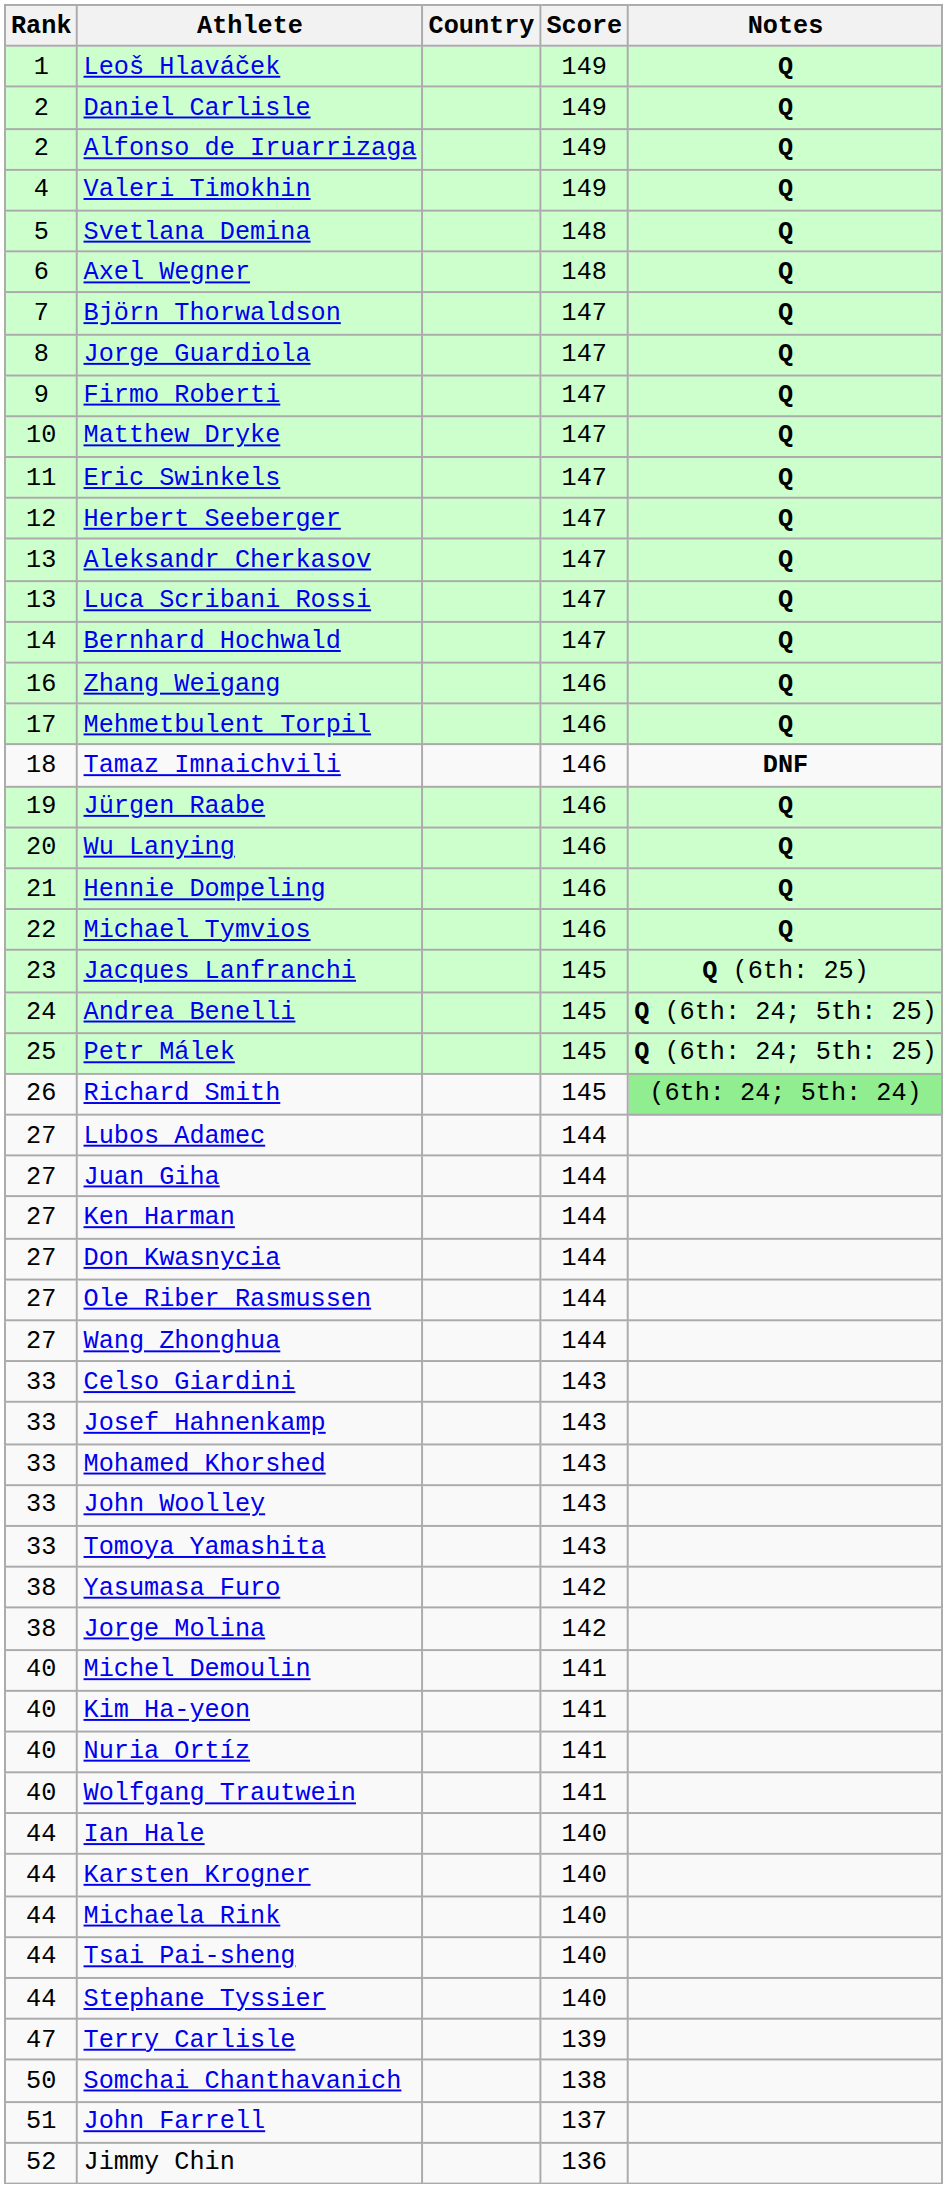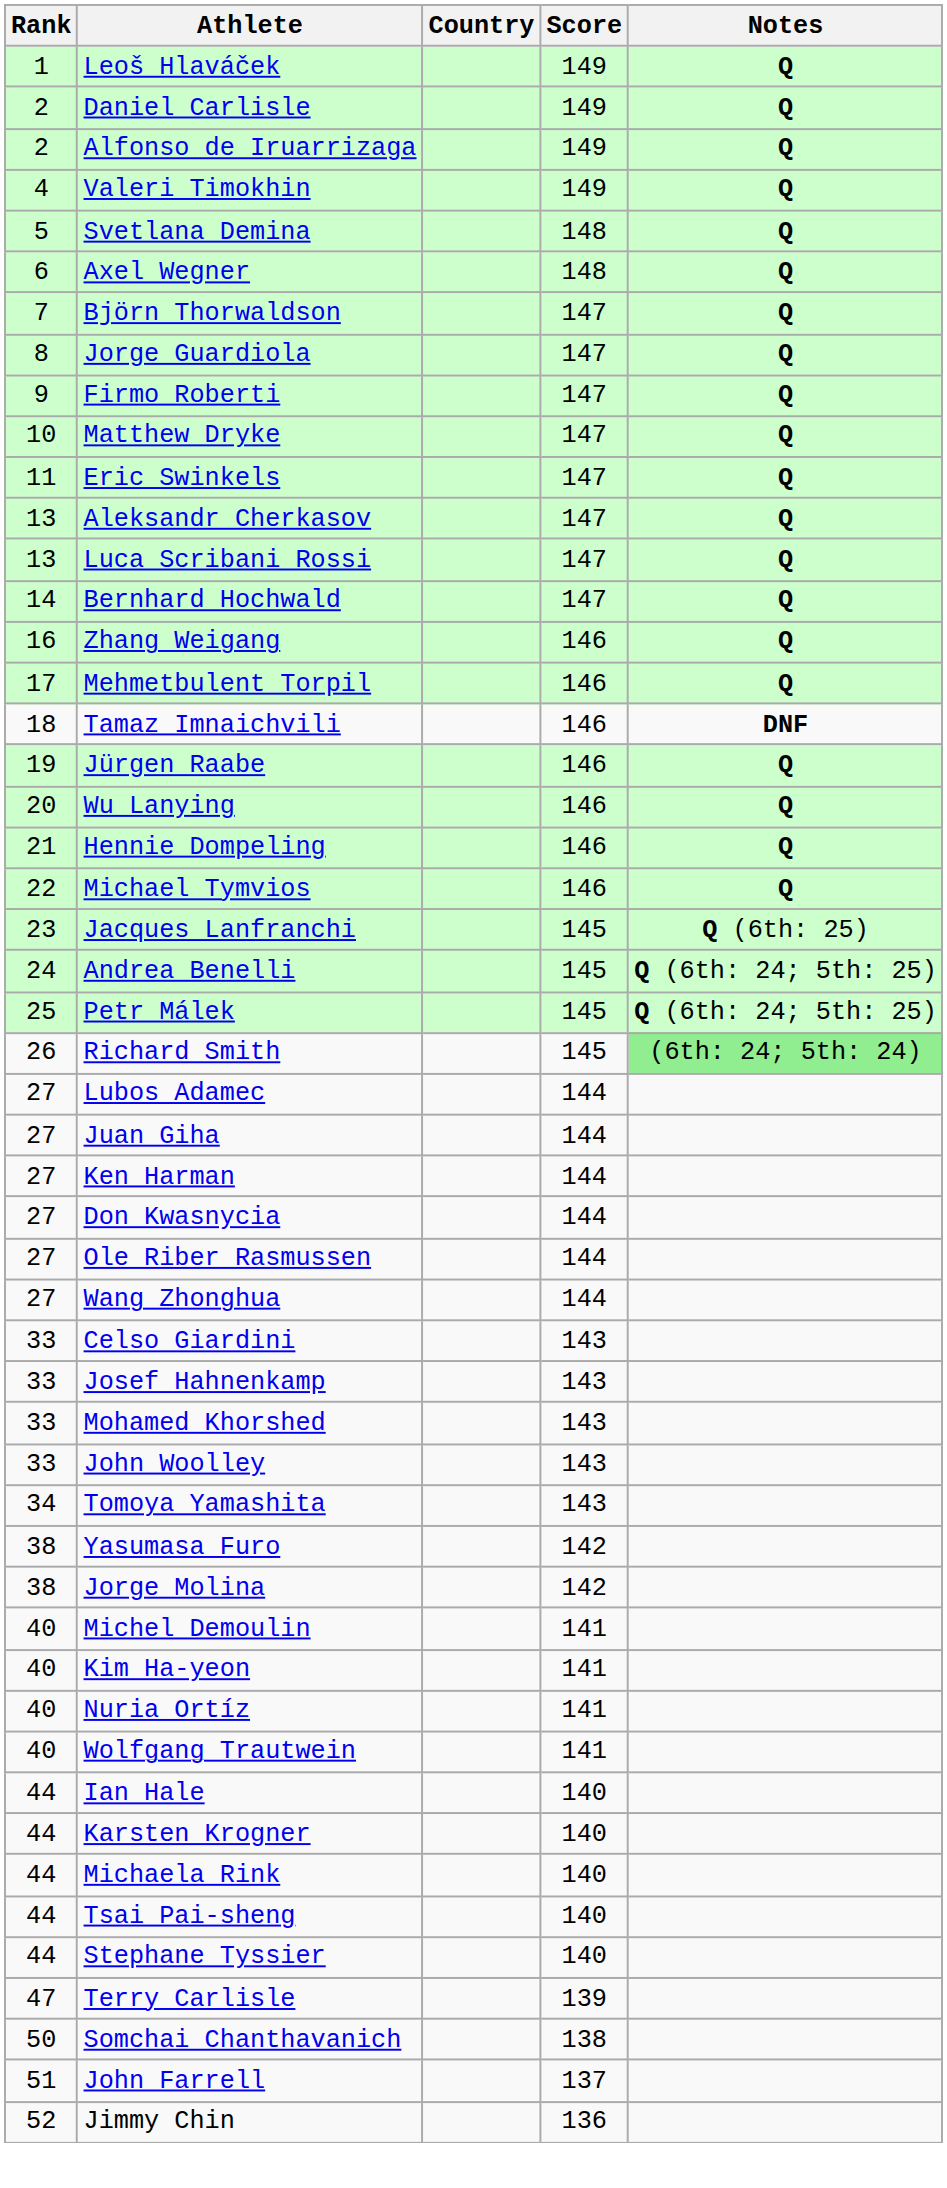- row: (212, 519)
(41, 1546) 33 -> (41, 1505) 34
